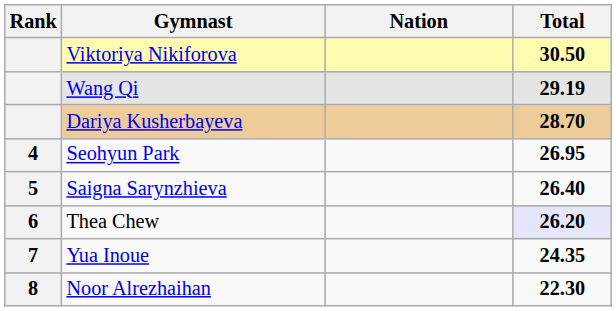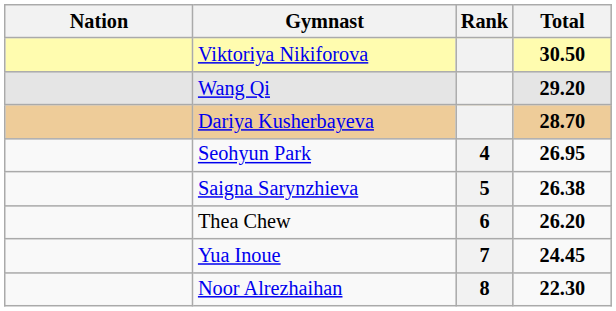columns swapped: (33, 20) <-> (419, 20)
(562, 87) 29.19 -> (562, 87) 29.20
(562, 187) 26.40 -> (562, 187) 26.38
(562, 221) lavender background -> (562, 221) no background
(562, 254) 24.35 -> (562, 254) 24.45
